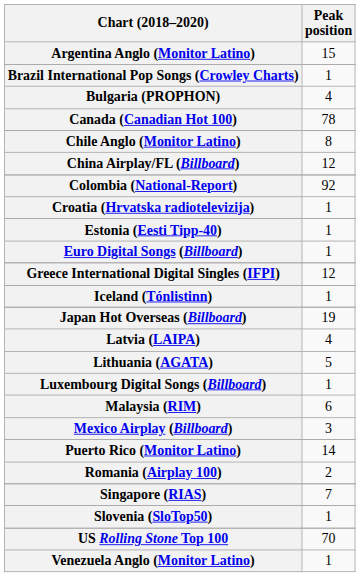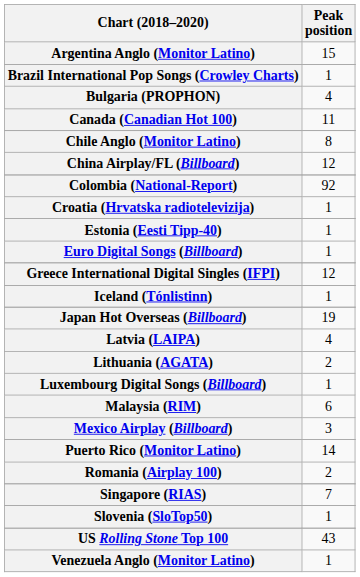(329, 119) 78 -> (329, 119) 11
(329, 362) 5 -> (329, 362) 2
(329, 538) 70 -> (329, 538) 43
